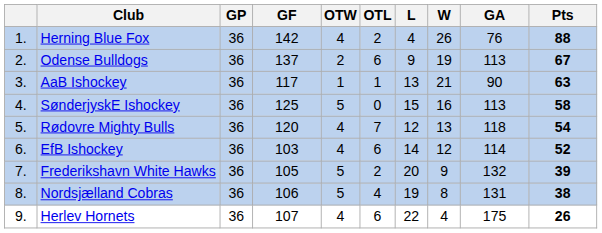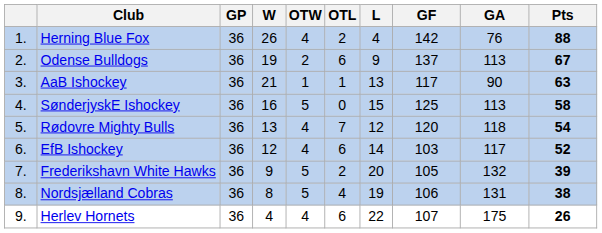columns swapped: (444, 15) <-> (287, 15)
(495, 149) 114 -> (495, 149) 117
